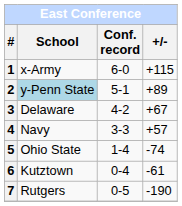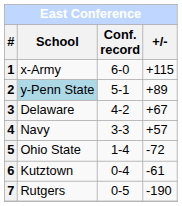(155, 150) -74 -> (155, 150) -72
